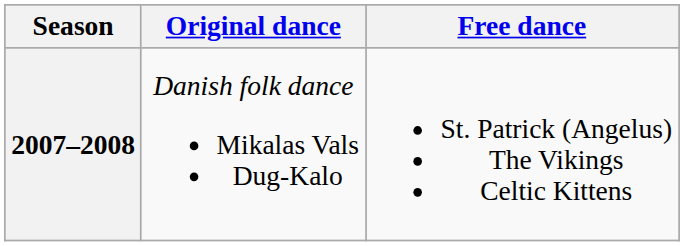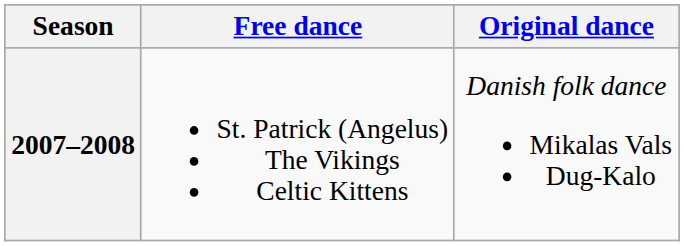columns swapped: (253, 26) <-> (522, 26)
